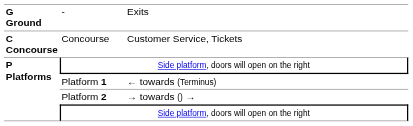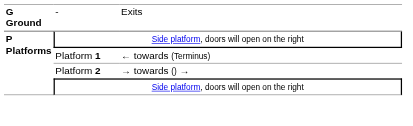- row: (85, 38)
